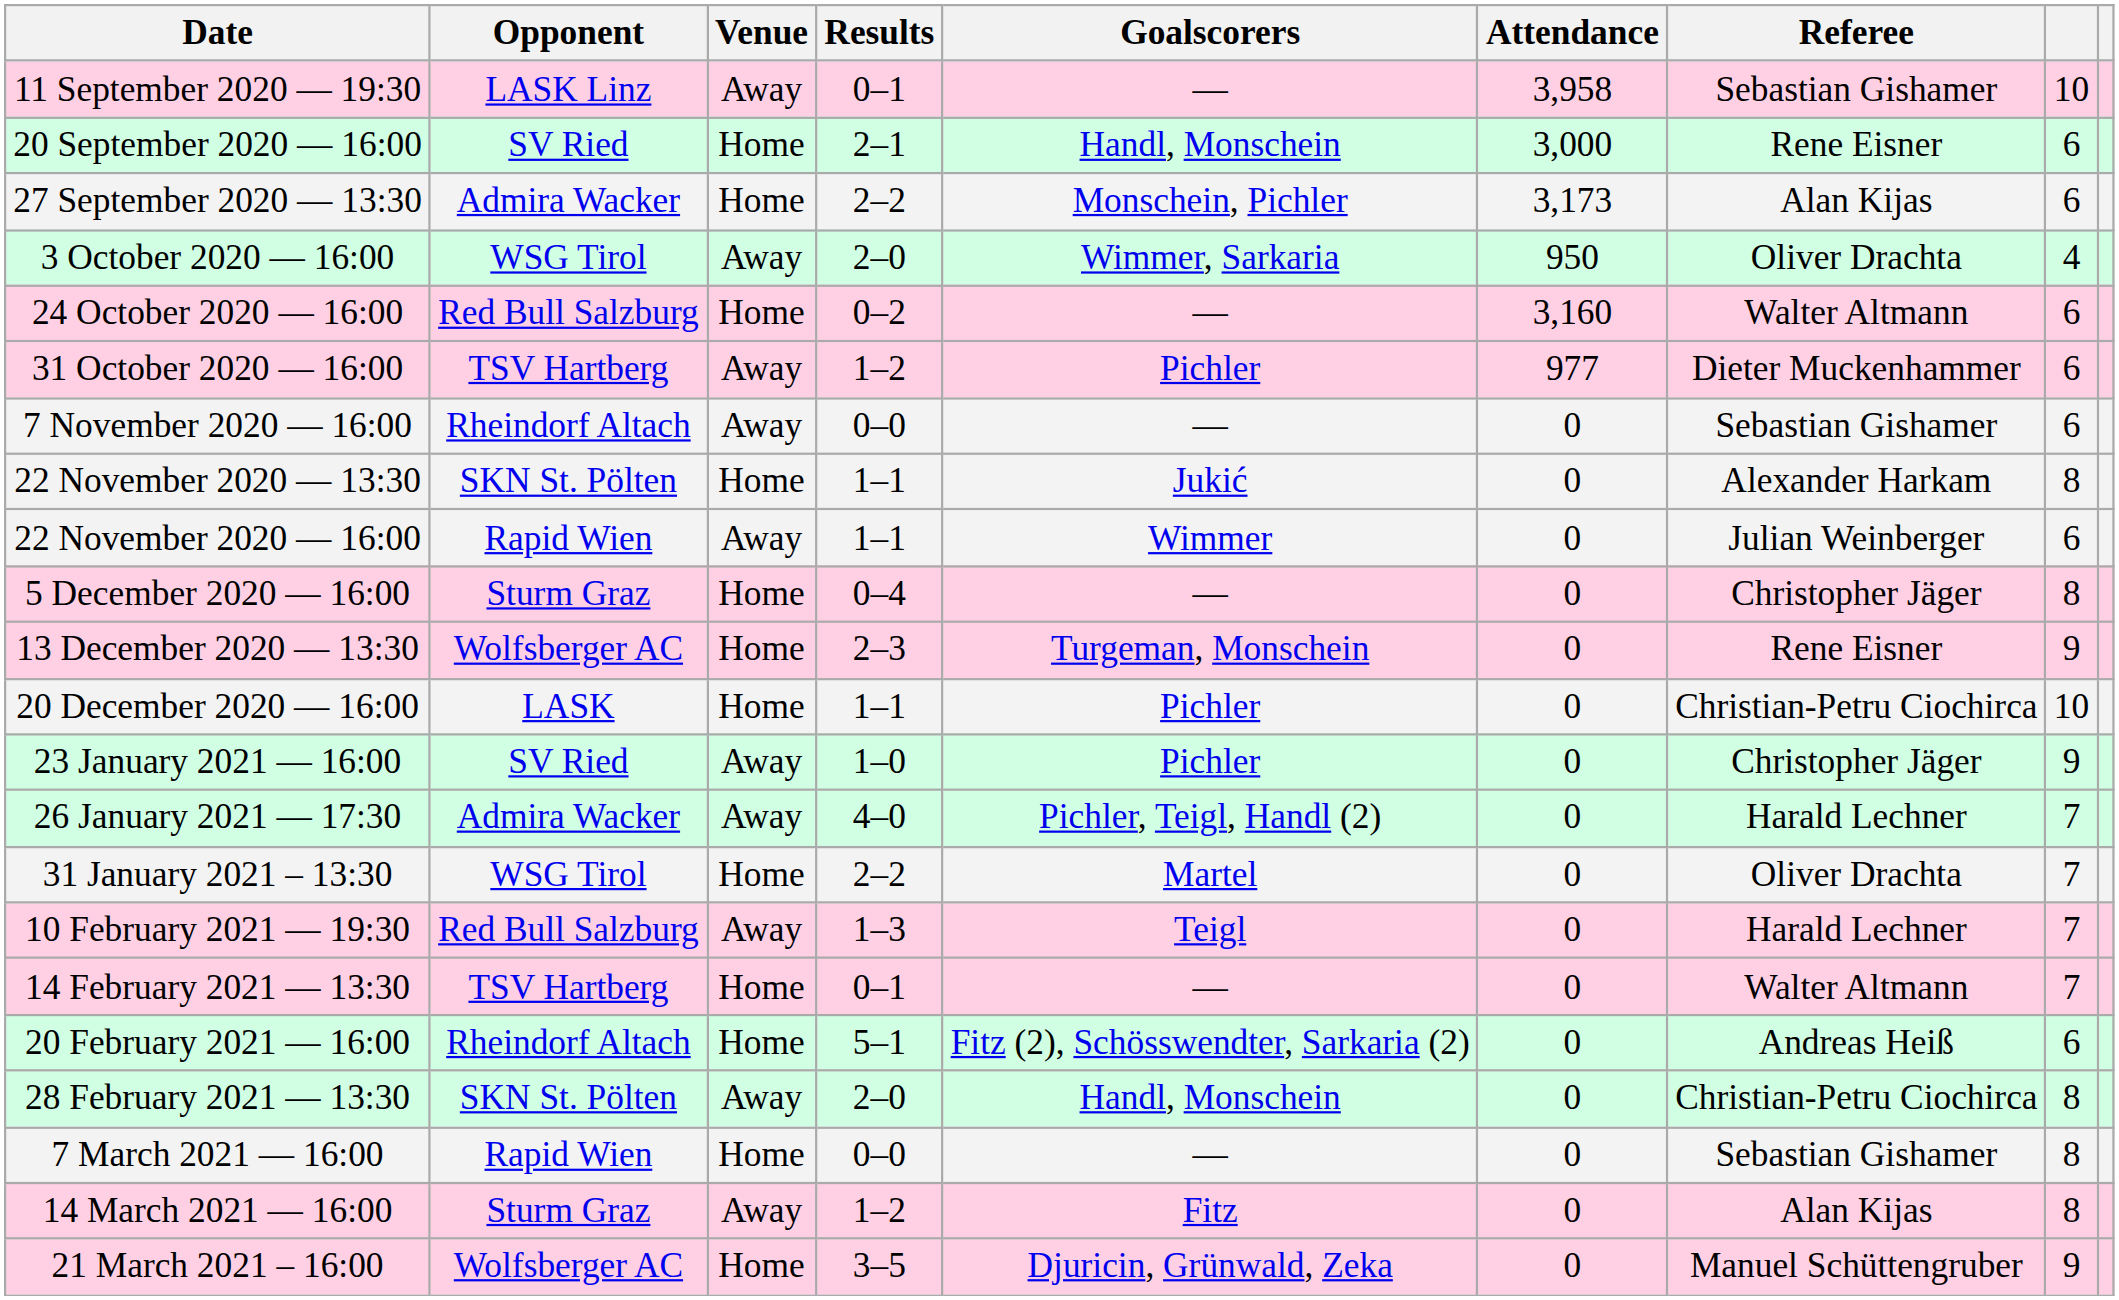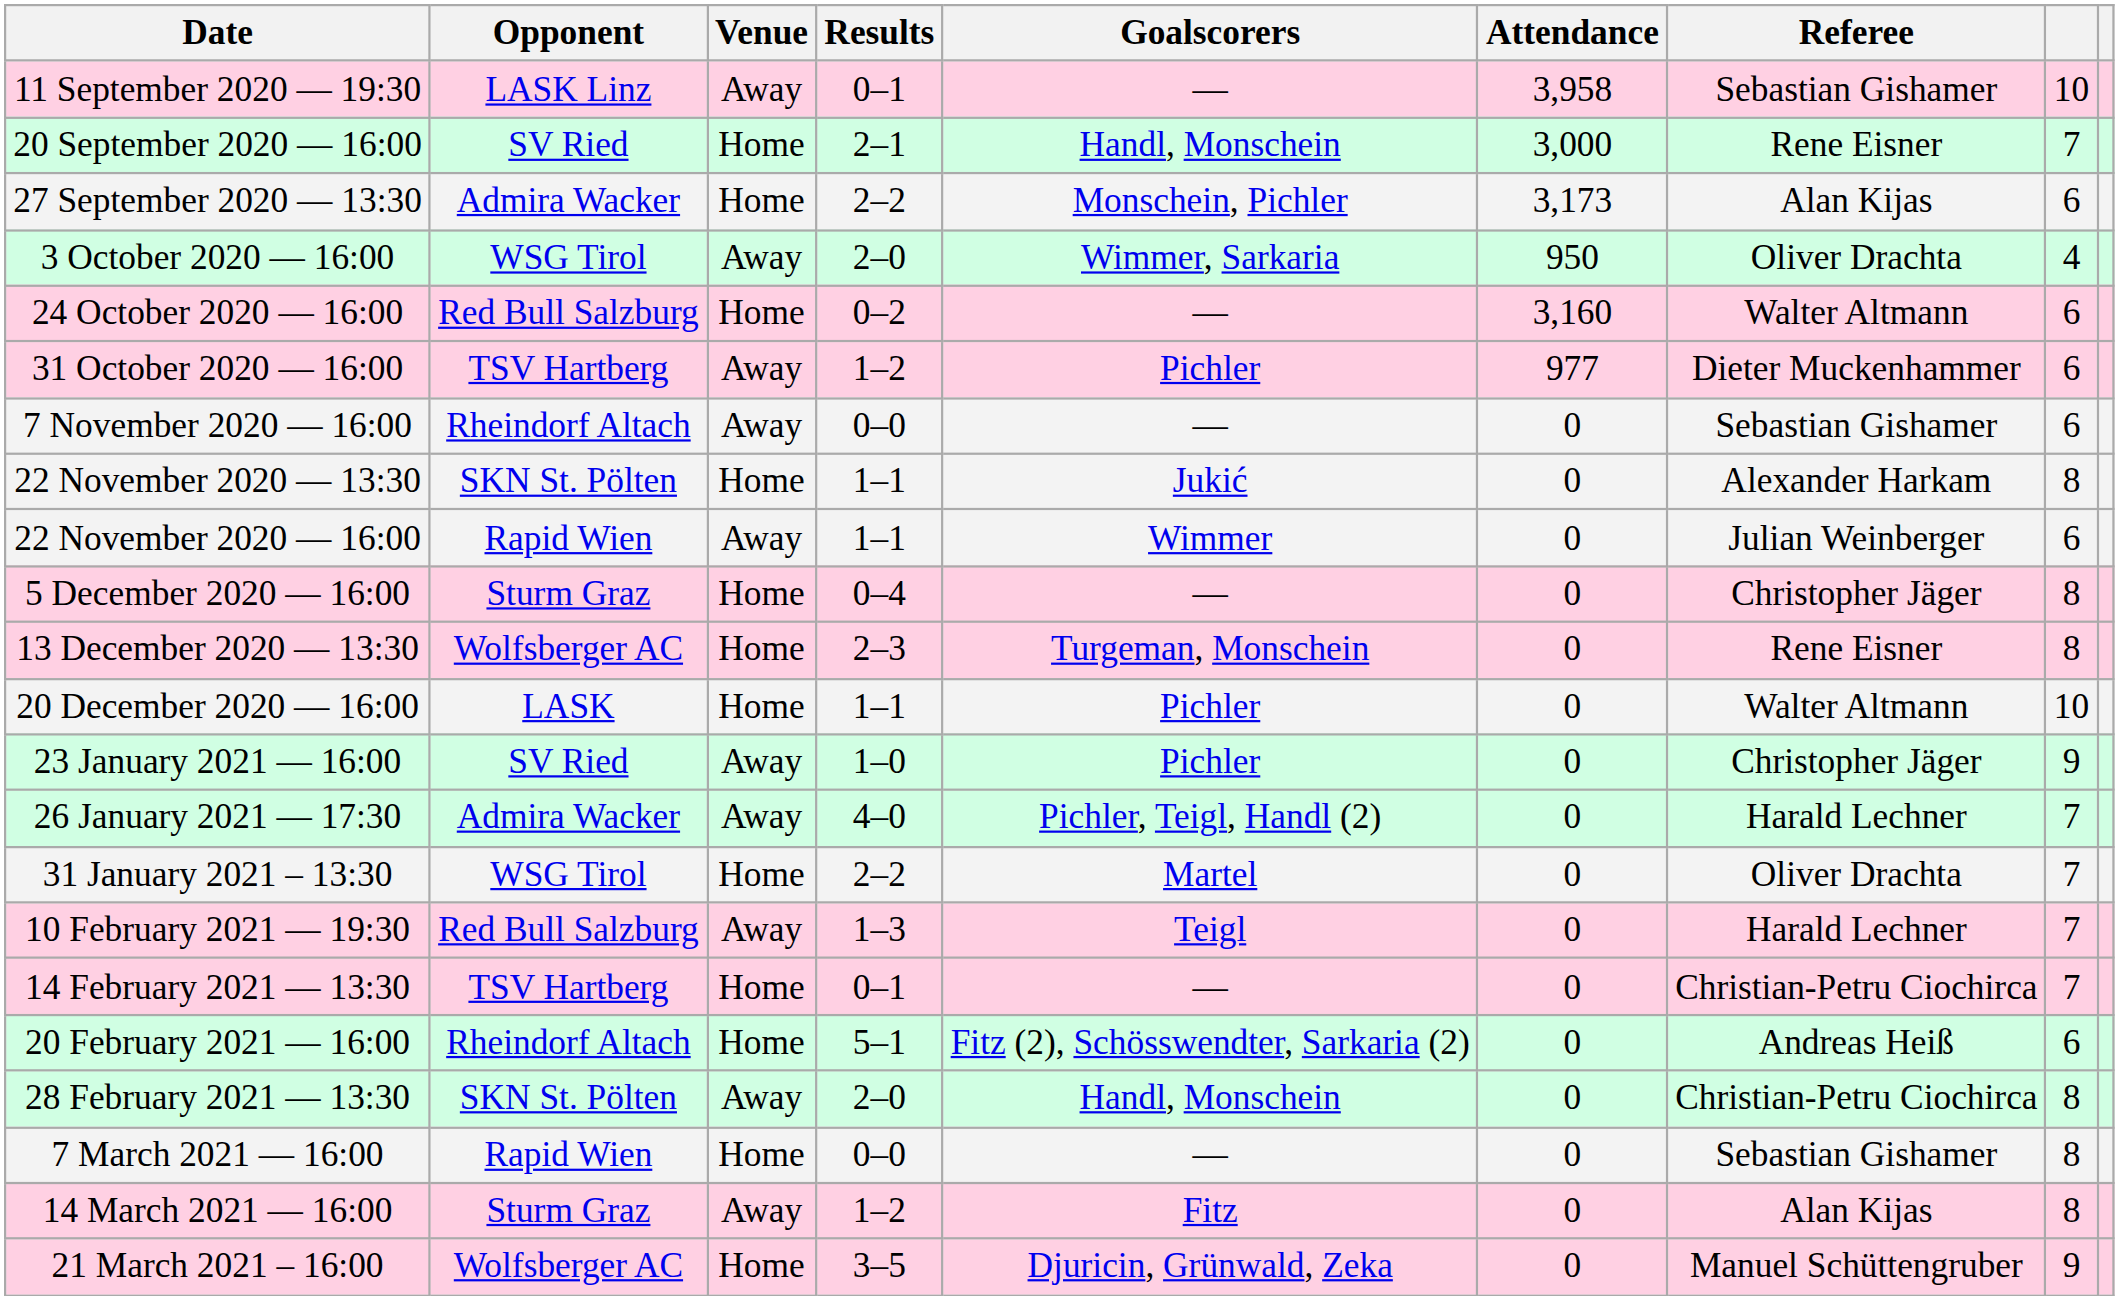(2072, 144) 6 -> (2072, 144) 7
(2072, 649) 9 -> (2072, 649) 8
(1856, 705) Christian-Petru Ciochirca -> (1856, 705) Walter Altmann
(1856, 985) Walter Altmann -> (1856, 985) Christian-Petru Ciochirca
